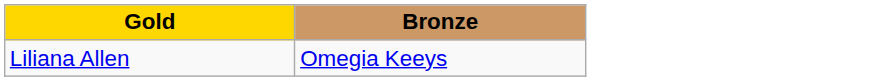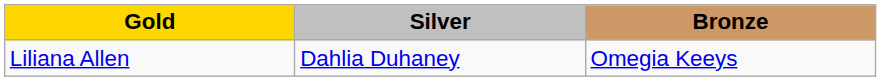+ column: (440, 22)
